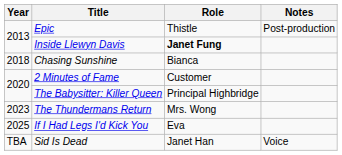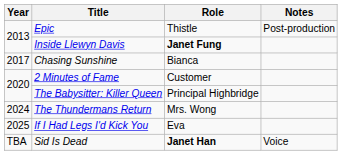(18, 61) 2018 -> (18, 61) 2017
(18, 110) 2023 -> (18, 110) 2024
(190, 142) normal -> (191, 142) bold
